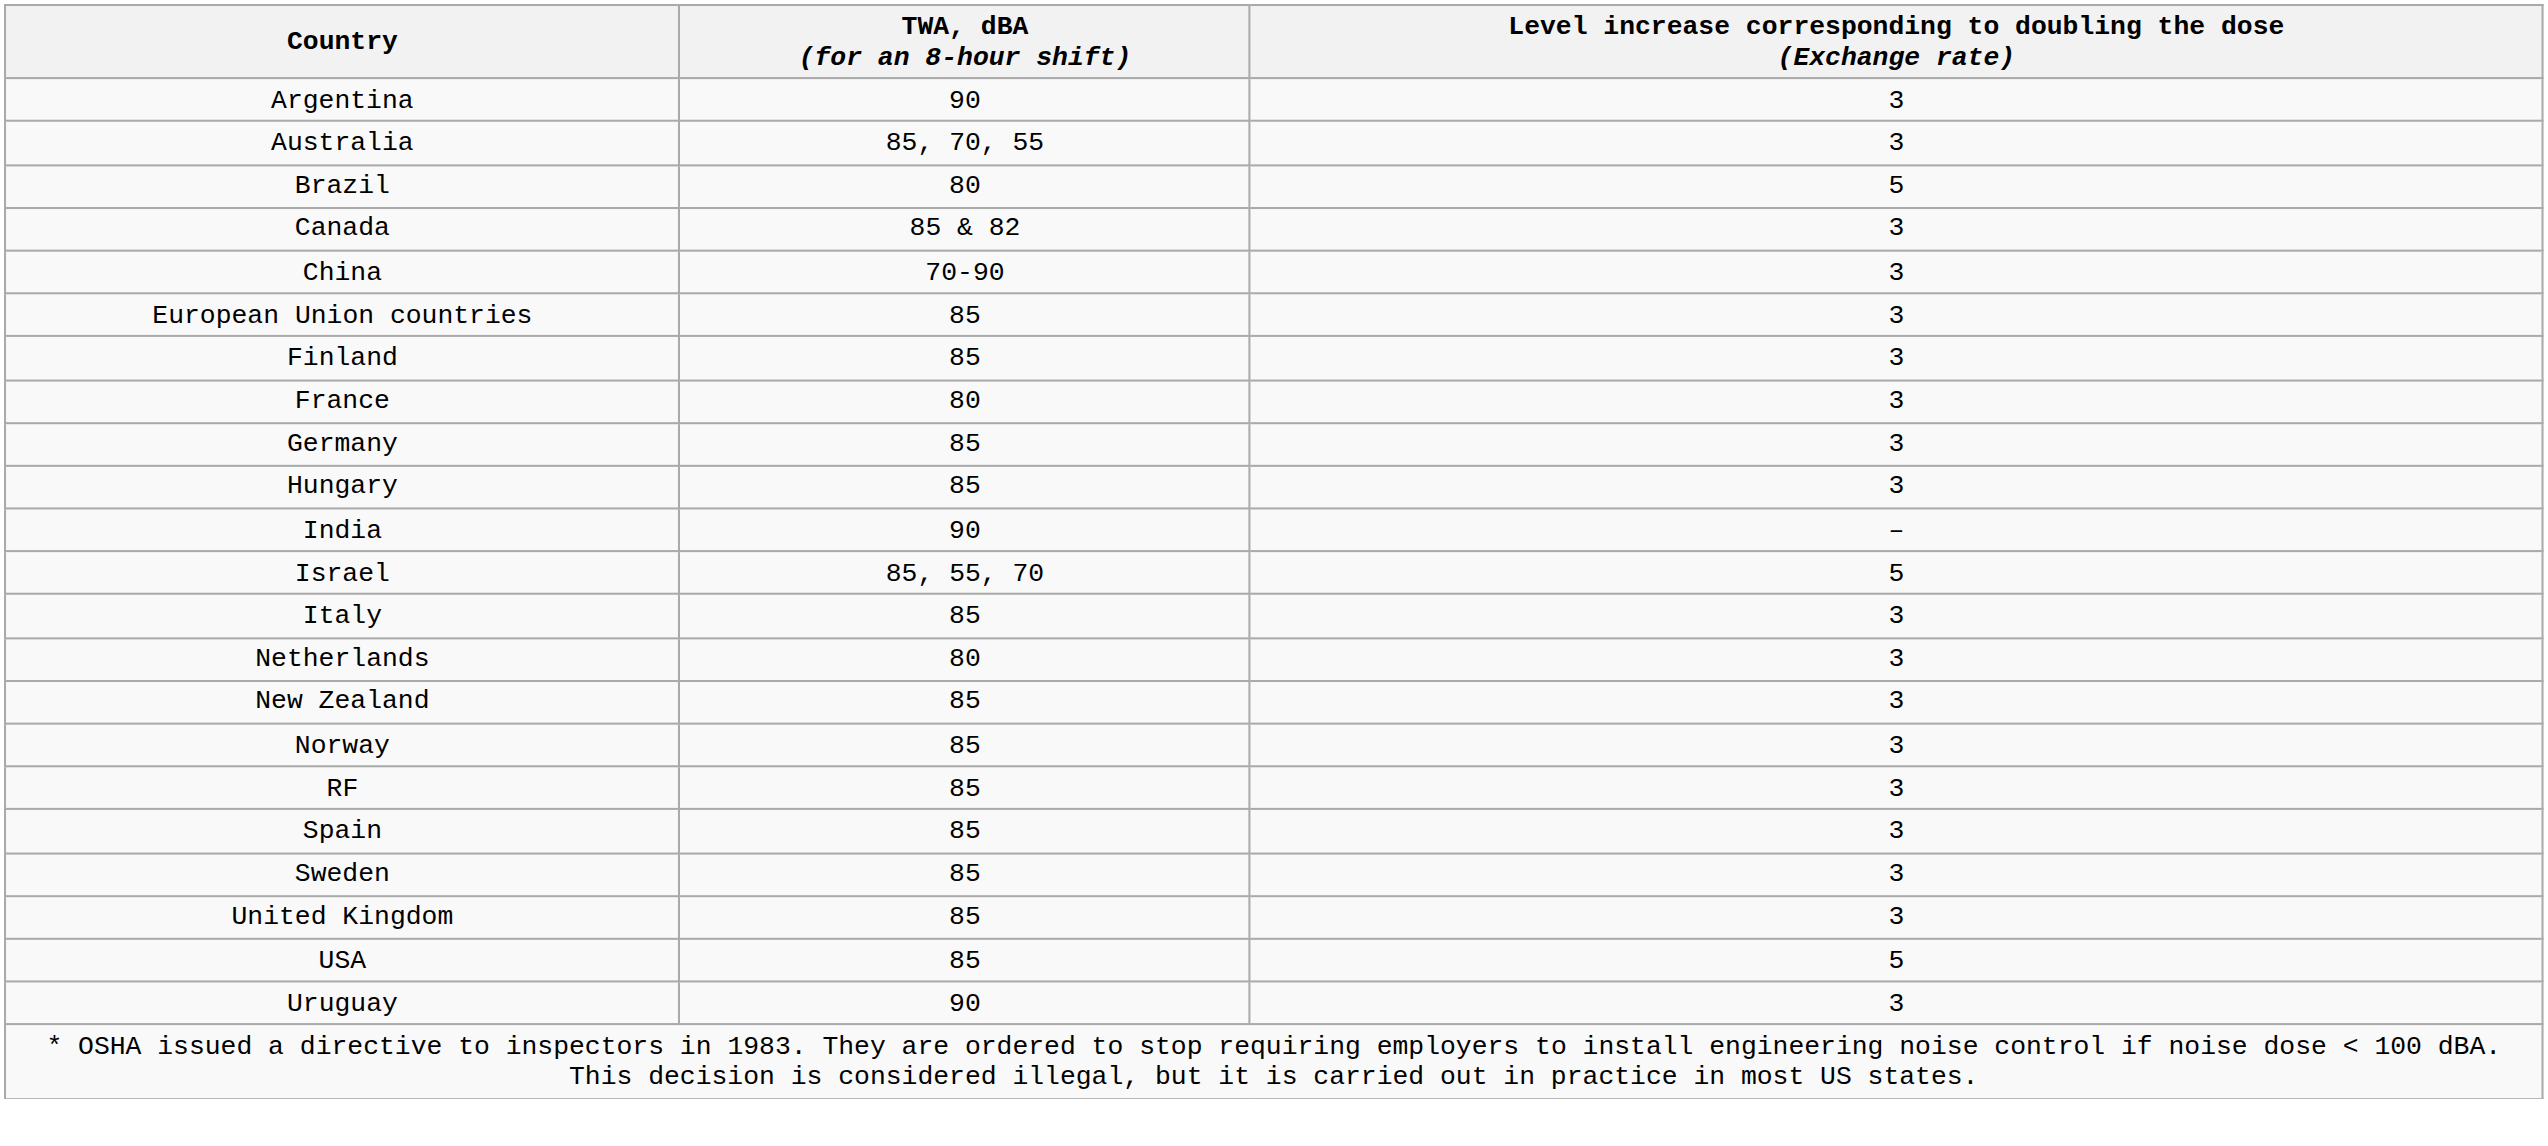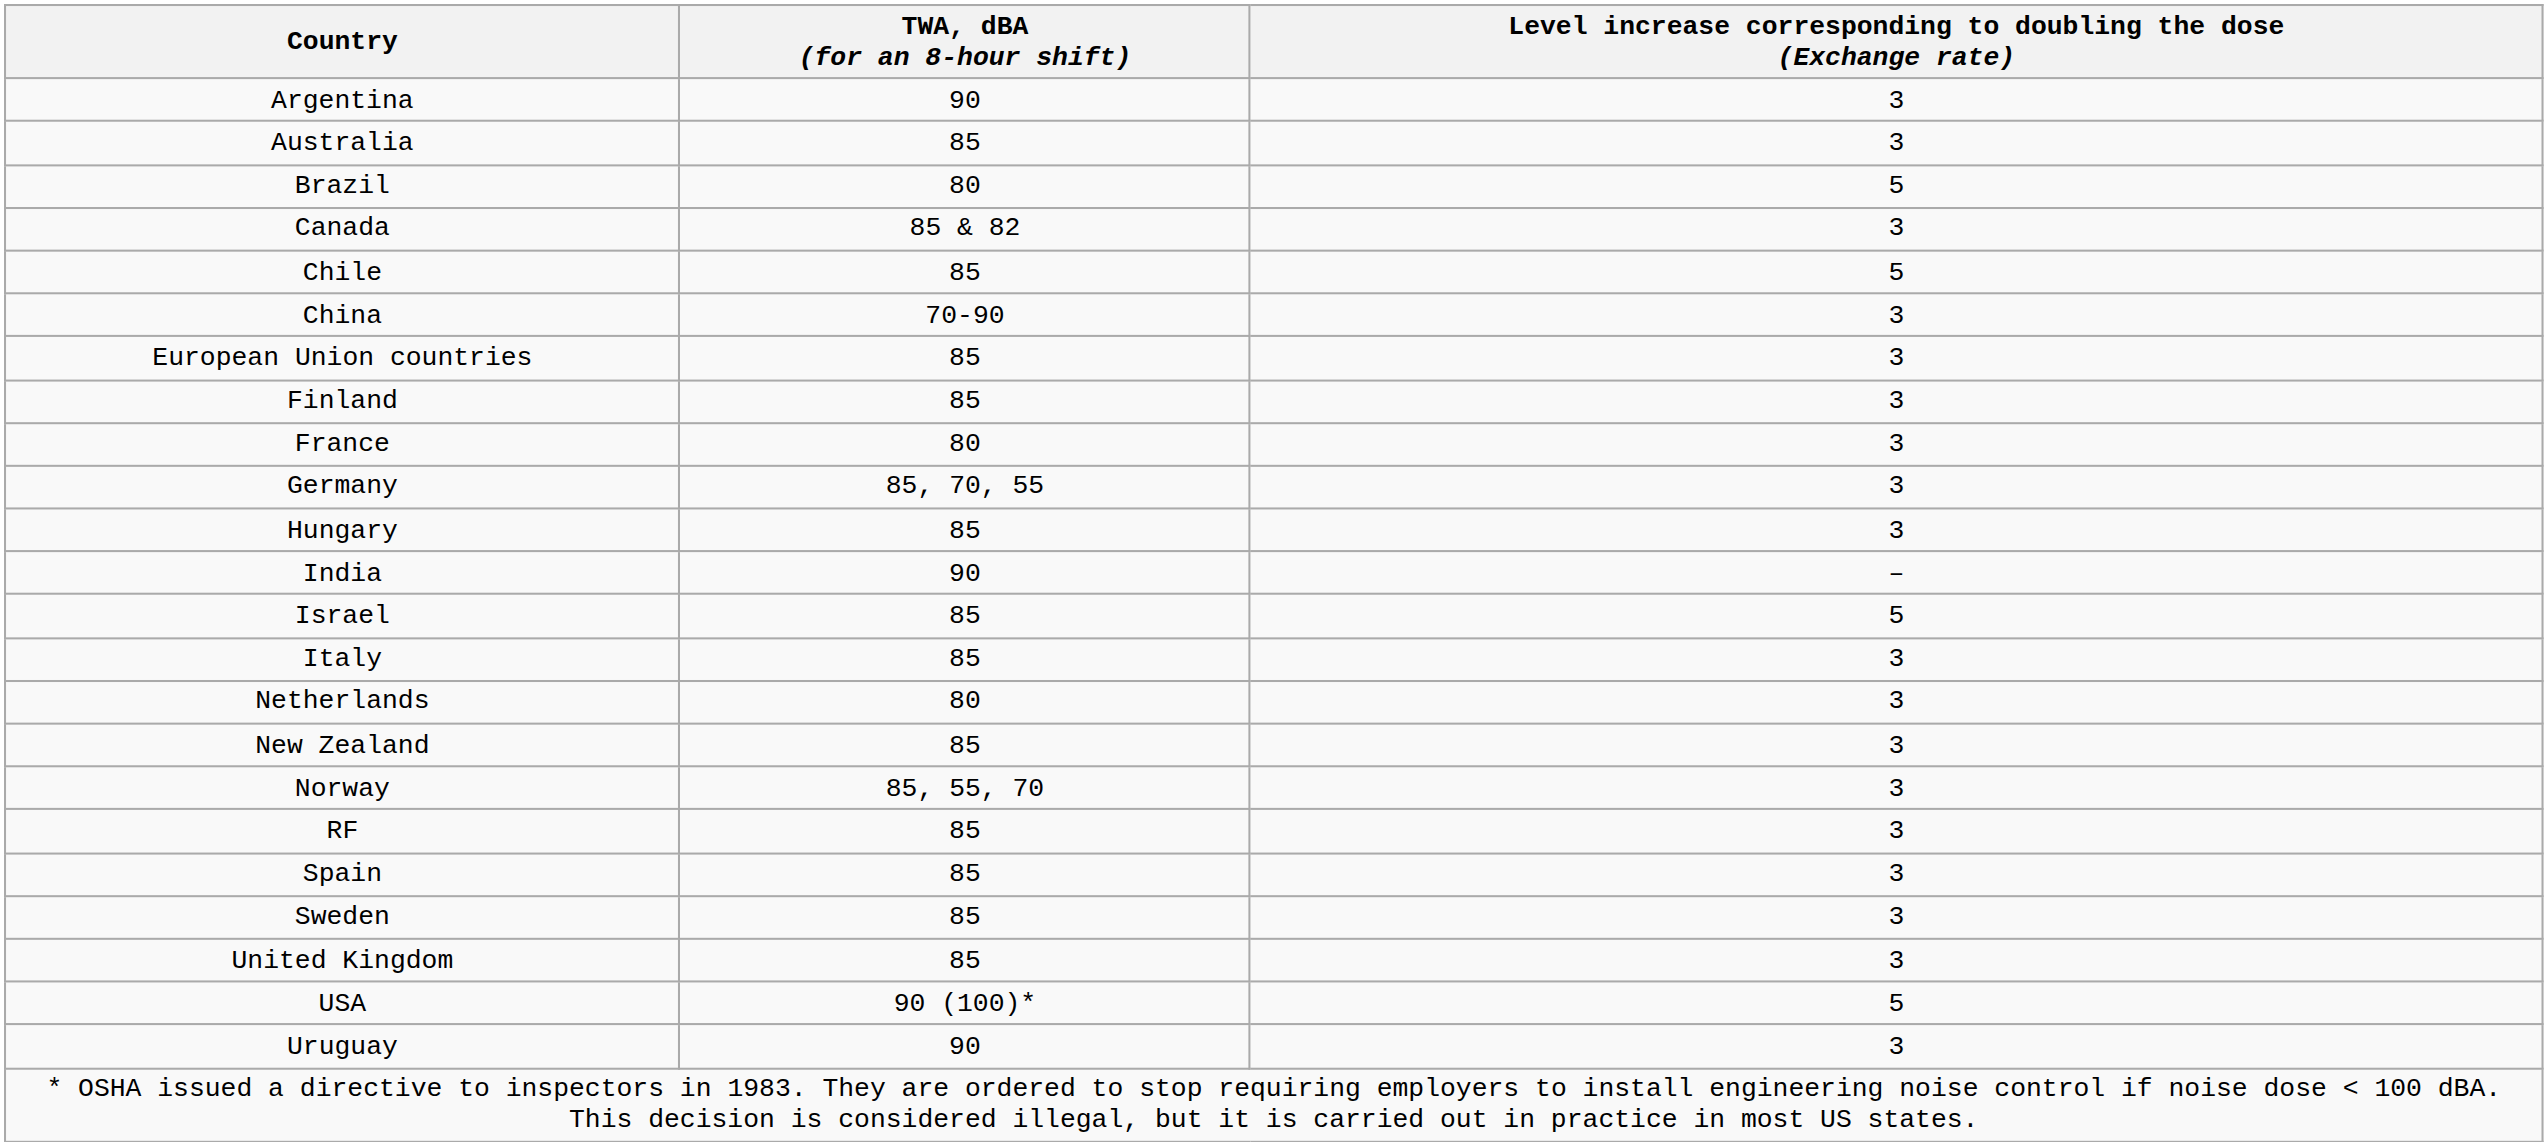(965, 143) 85, 70, 55 -> (965, 143) 85
+ row: (342, 272)
(965, 444) 85 -> (965, 487) 85, 70, 55
(965, 573) 85, 55, 70 -> (965, 616) 85
(965, 745) 85 -> (965, 788) 85, 55, 70
(965, 960) 85 -> (965, 1003) 90 (100)*
